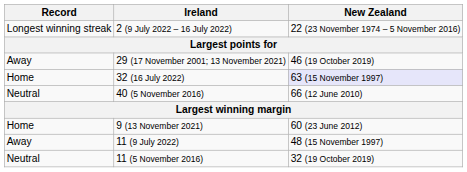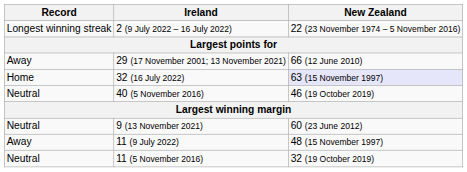(332, 61) 46 (19 October 2019) -> (326, 61) 66 (12 June 2010)
(326, 93) 66 (12 June 2010) -> (332, 93) 46 (19 October 2019)
(20, 126) Home -> (23, 126) Neutral
